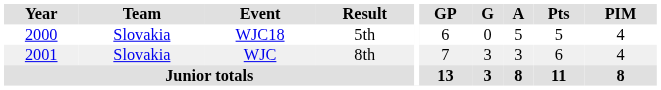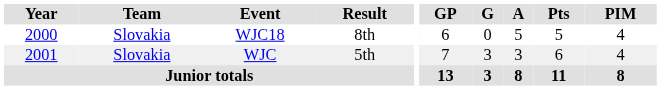(365, 34) 5th -> (365, 34) 8th
(365, 54) 8th -> (365, 54) 5th
